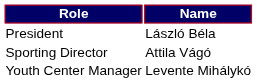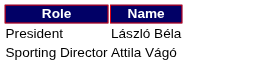- row: (74, 71)
